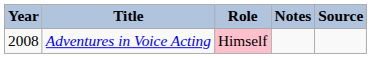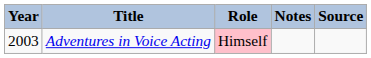(23, 41) 2008 -> (23, 41) 2003
